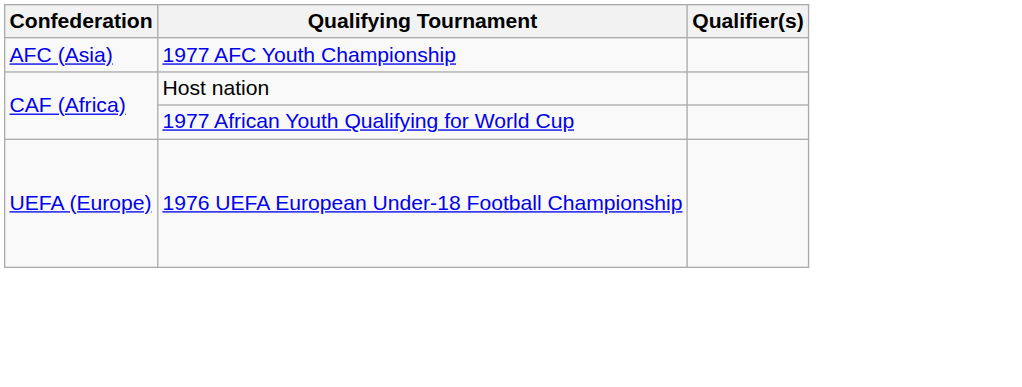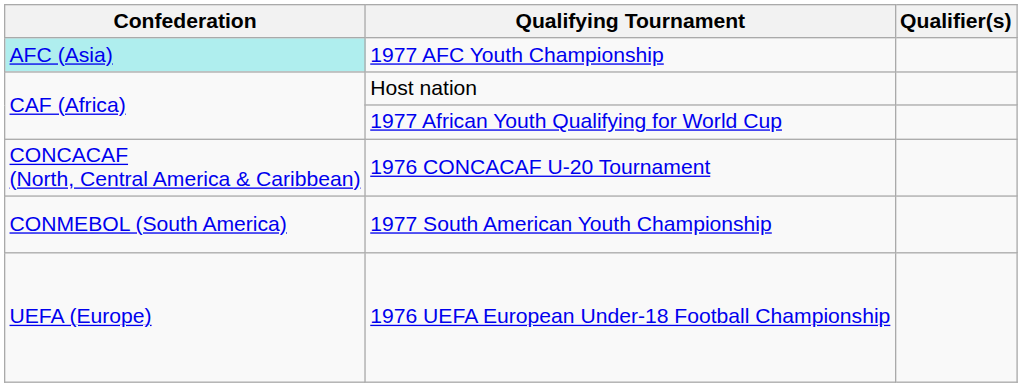(61, 54) no background -> (61, 54) paleturquoise background
+ row: (540, 167)
+ row: (571, 224)
